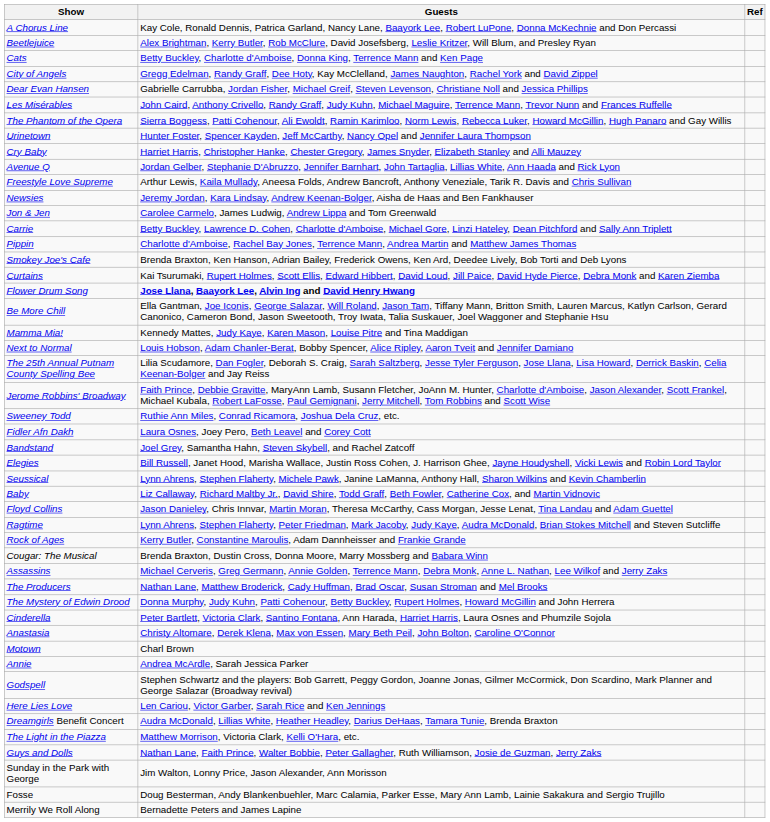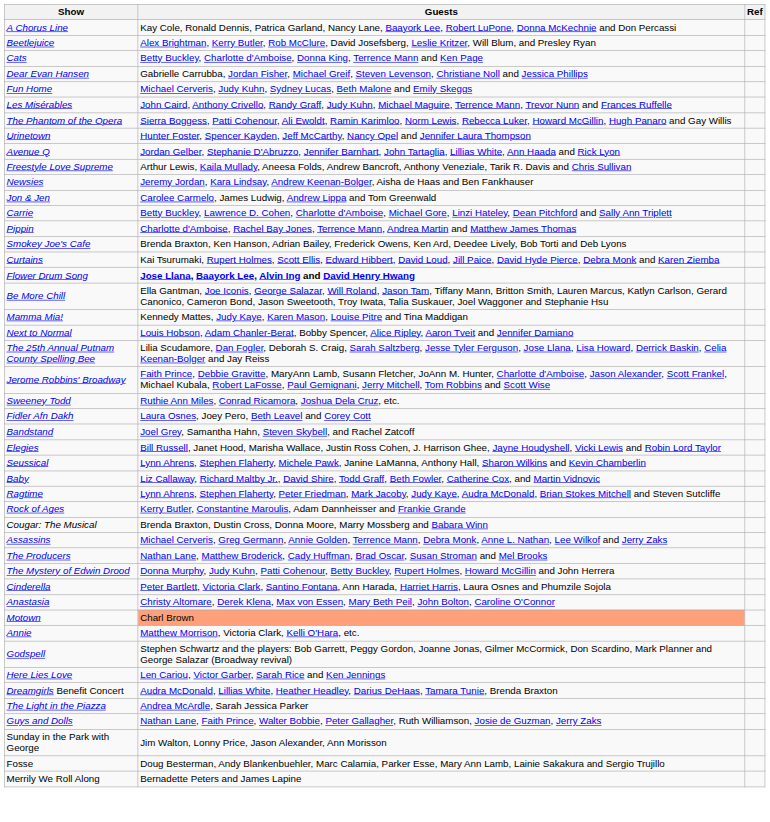- row: (36, 74)
+ row: (29, 89)
- row: (27, 151)
- row: (34, 509)
(167, 648) no background -> (167, 617) lightsalmon background
(224, 664) Andrea McArdle, Sarah Jessica Parker -> (250, 633) Matthew Morrison, Victoria Clark, Kelli O'Hara, etc.
(250, 737) Matthew Morrison, Victoria Clark, Kelli O'Hara, etc. -> (224, 706) Andrea McArdle, Sarah Jessica Parker
